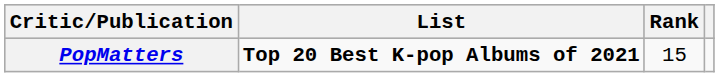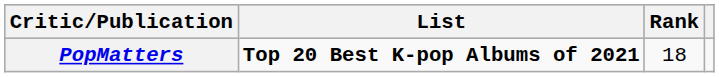(674, 55) 15 -> (674, 55) 18
